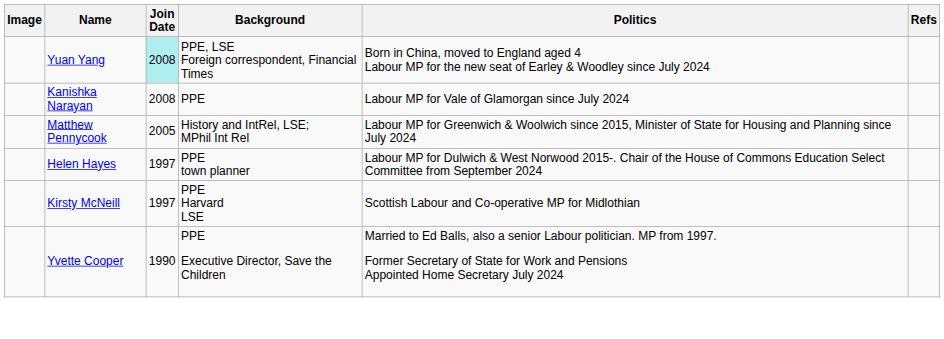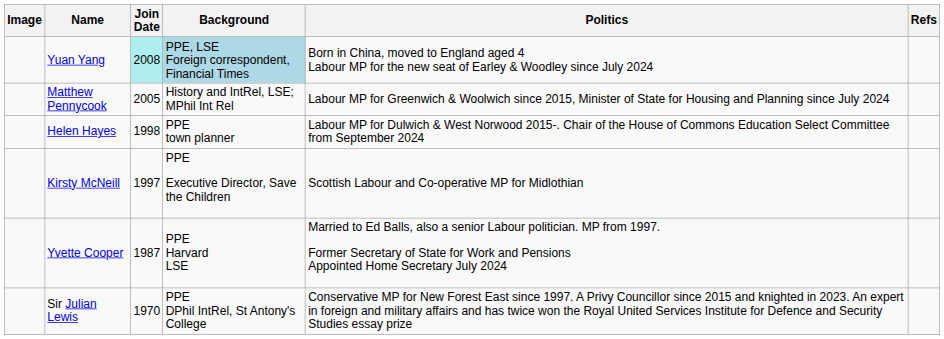(269, 60) no background -> (228, 60) lightblue background
- row: (72, 99)
(162, 164) 1997 -> (147, 131) 1998
(202, 203) PPE Harvard LSE -> (234, 177) PPE Executive Director, Save the Children
(162, 261) 1990 -> (147, 253) 1987
(270, 256) PPE Executive Director, Save the Children -> (187, 253) PPE Harvard LSE
+ row: (72, 311)
